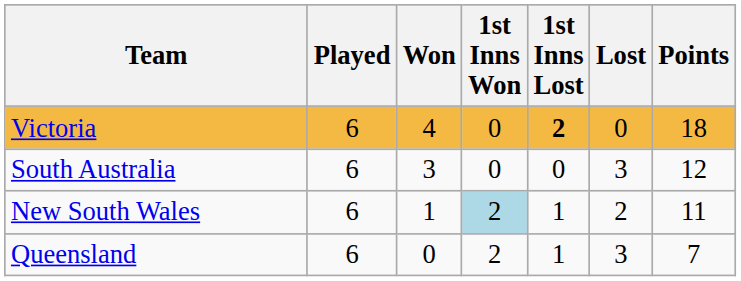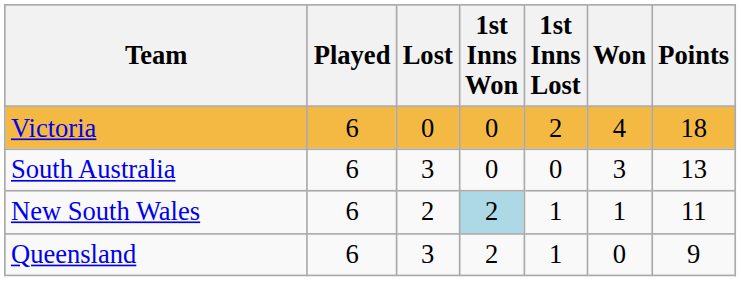columns swapped: (429, 55) <-> (621, 55)
(559, 127) bold -> (556, 127) normal
(694, 169) 12 -> (694, 169) 13
(694, 253) 7 -> (694, 253) 9
